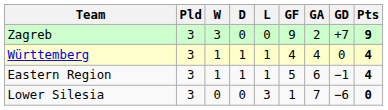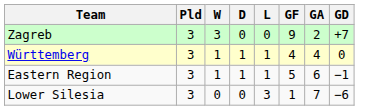- column: (368, 15)
